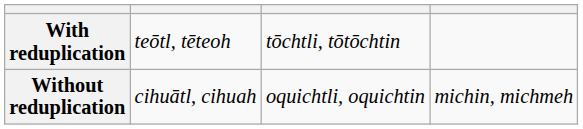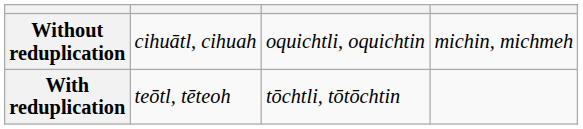rows swapped: (67, 41) <-> (67, 96)
